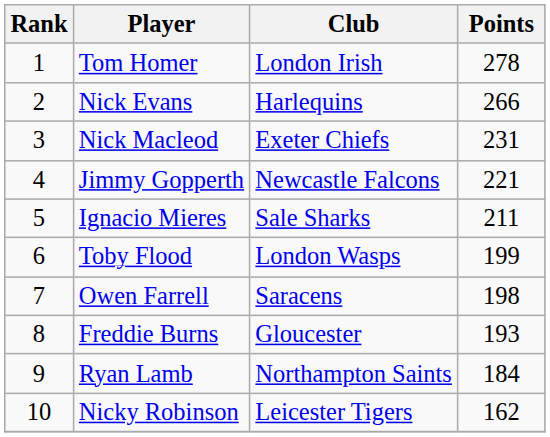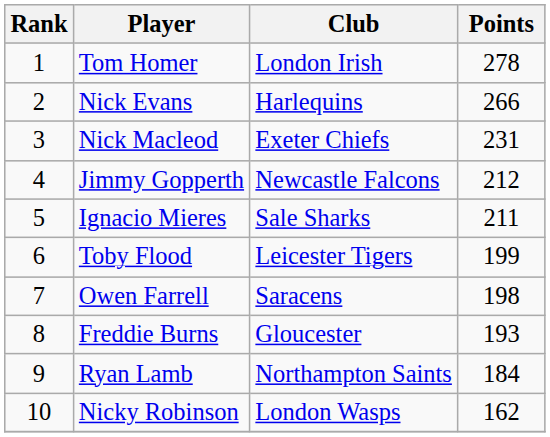(501, 179) 221 -> (501, 179) 212
(328, 256) London Wasps -> (334, 256) Leicester Tigers
(334, 412) Leicester Tigers -> (328, 412) London Wasps
